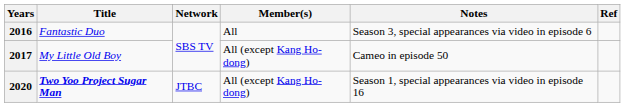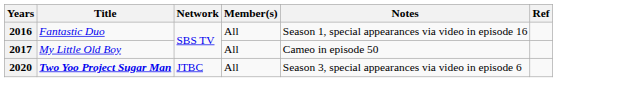(472, 31) Season 3, special appearances via video in episode 6 -> (405, 31) Season 1, special appearances via video in episode 16
(272, 55) All (except Kang Ho-dong) -> (231, 49) All
(272, 86) All (except Kang Ho-dong) -> (231, 67) All
(468, 86) Season 1, special appearances via video in episode 16 -> (402, 67) Season 3, special appearances via video in episode 6
